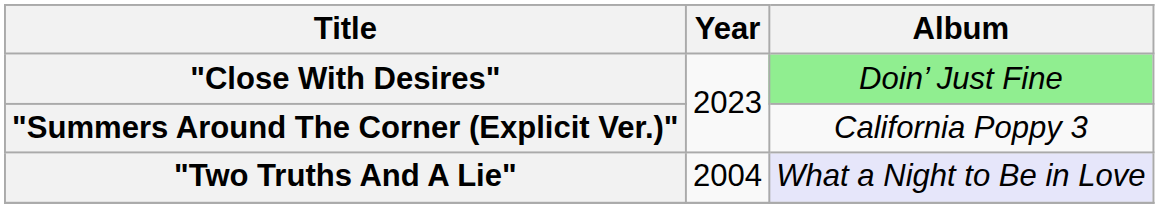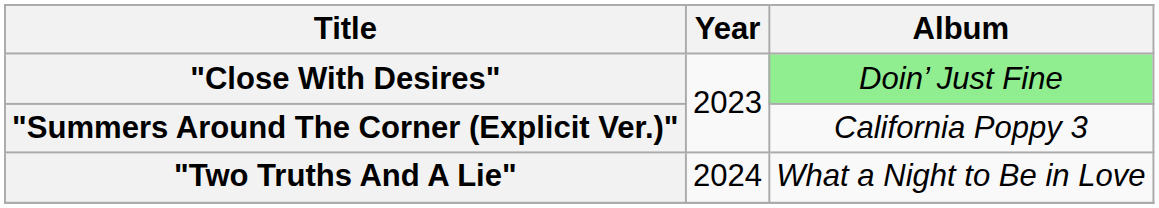(727, 176) 2004 -> (727, 176) 2024
(961, 176) lavender background -> (961, 176) no background
